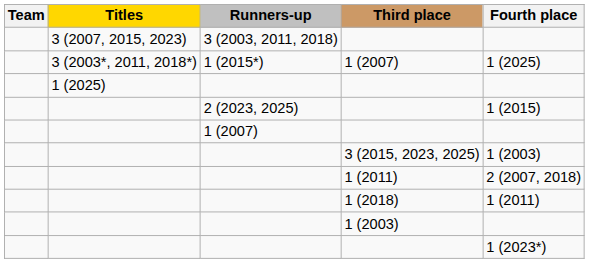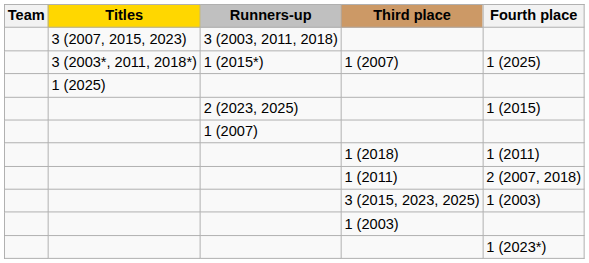rows swapped: (271, 155) <-> (271, 201)
